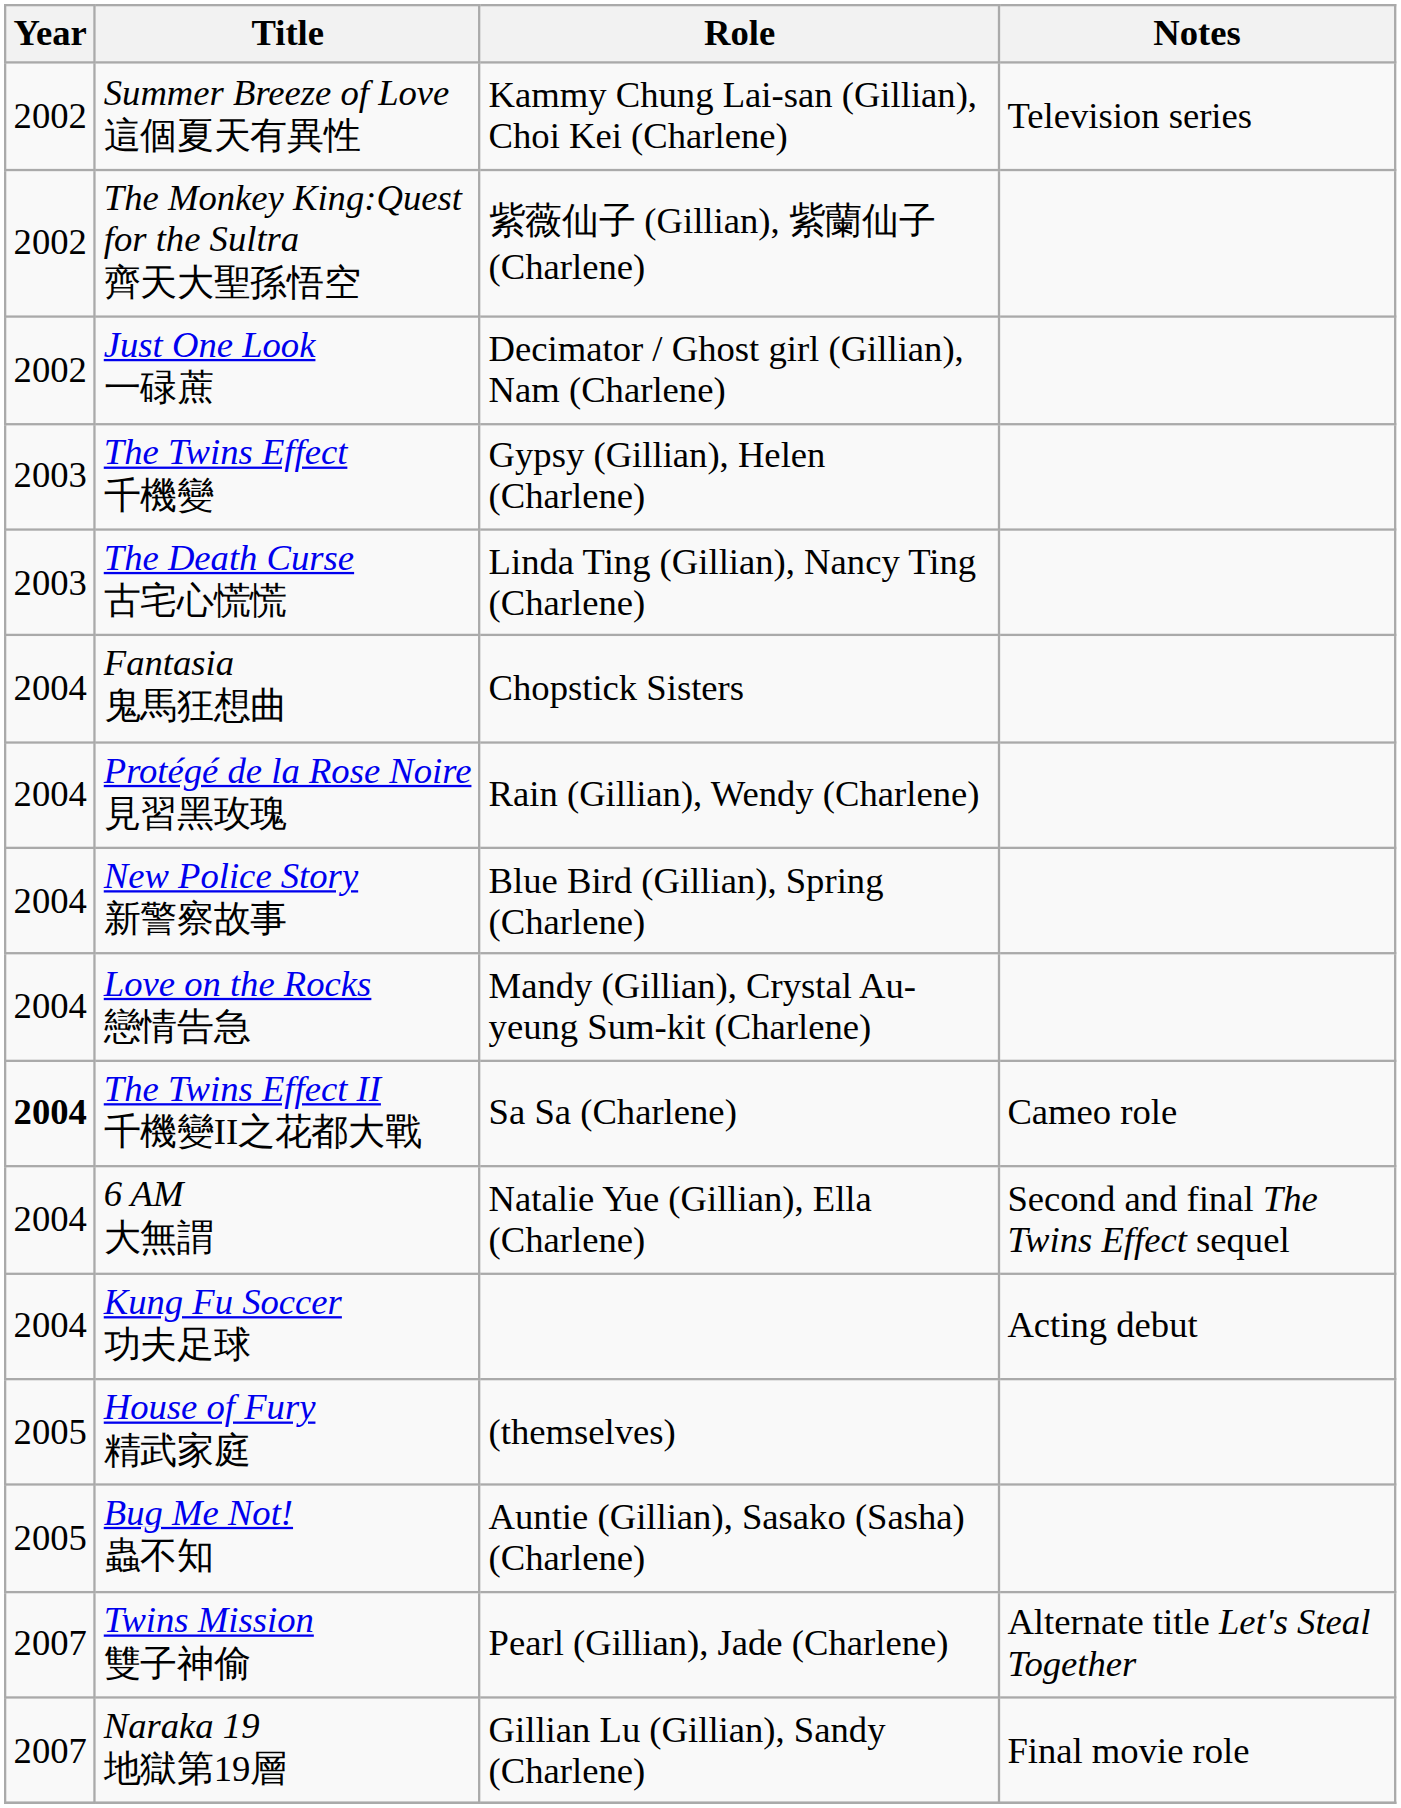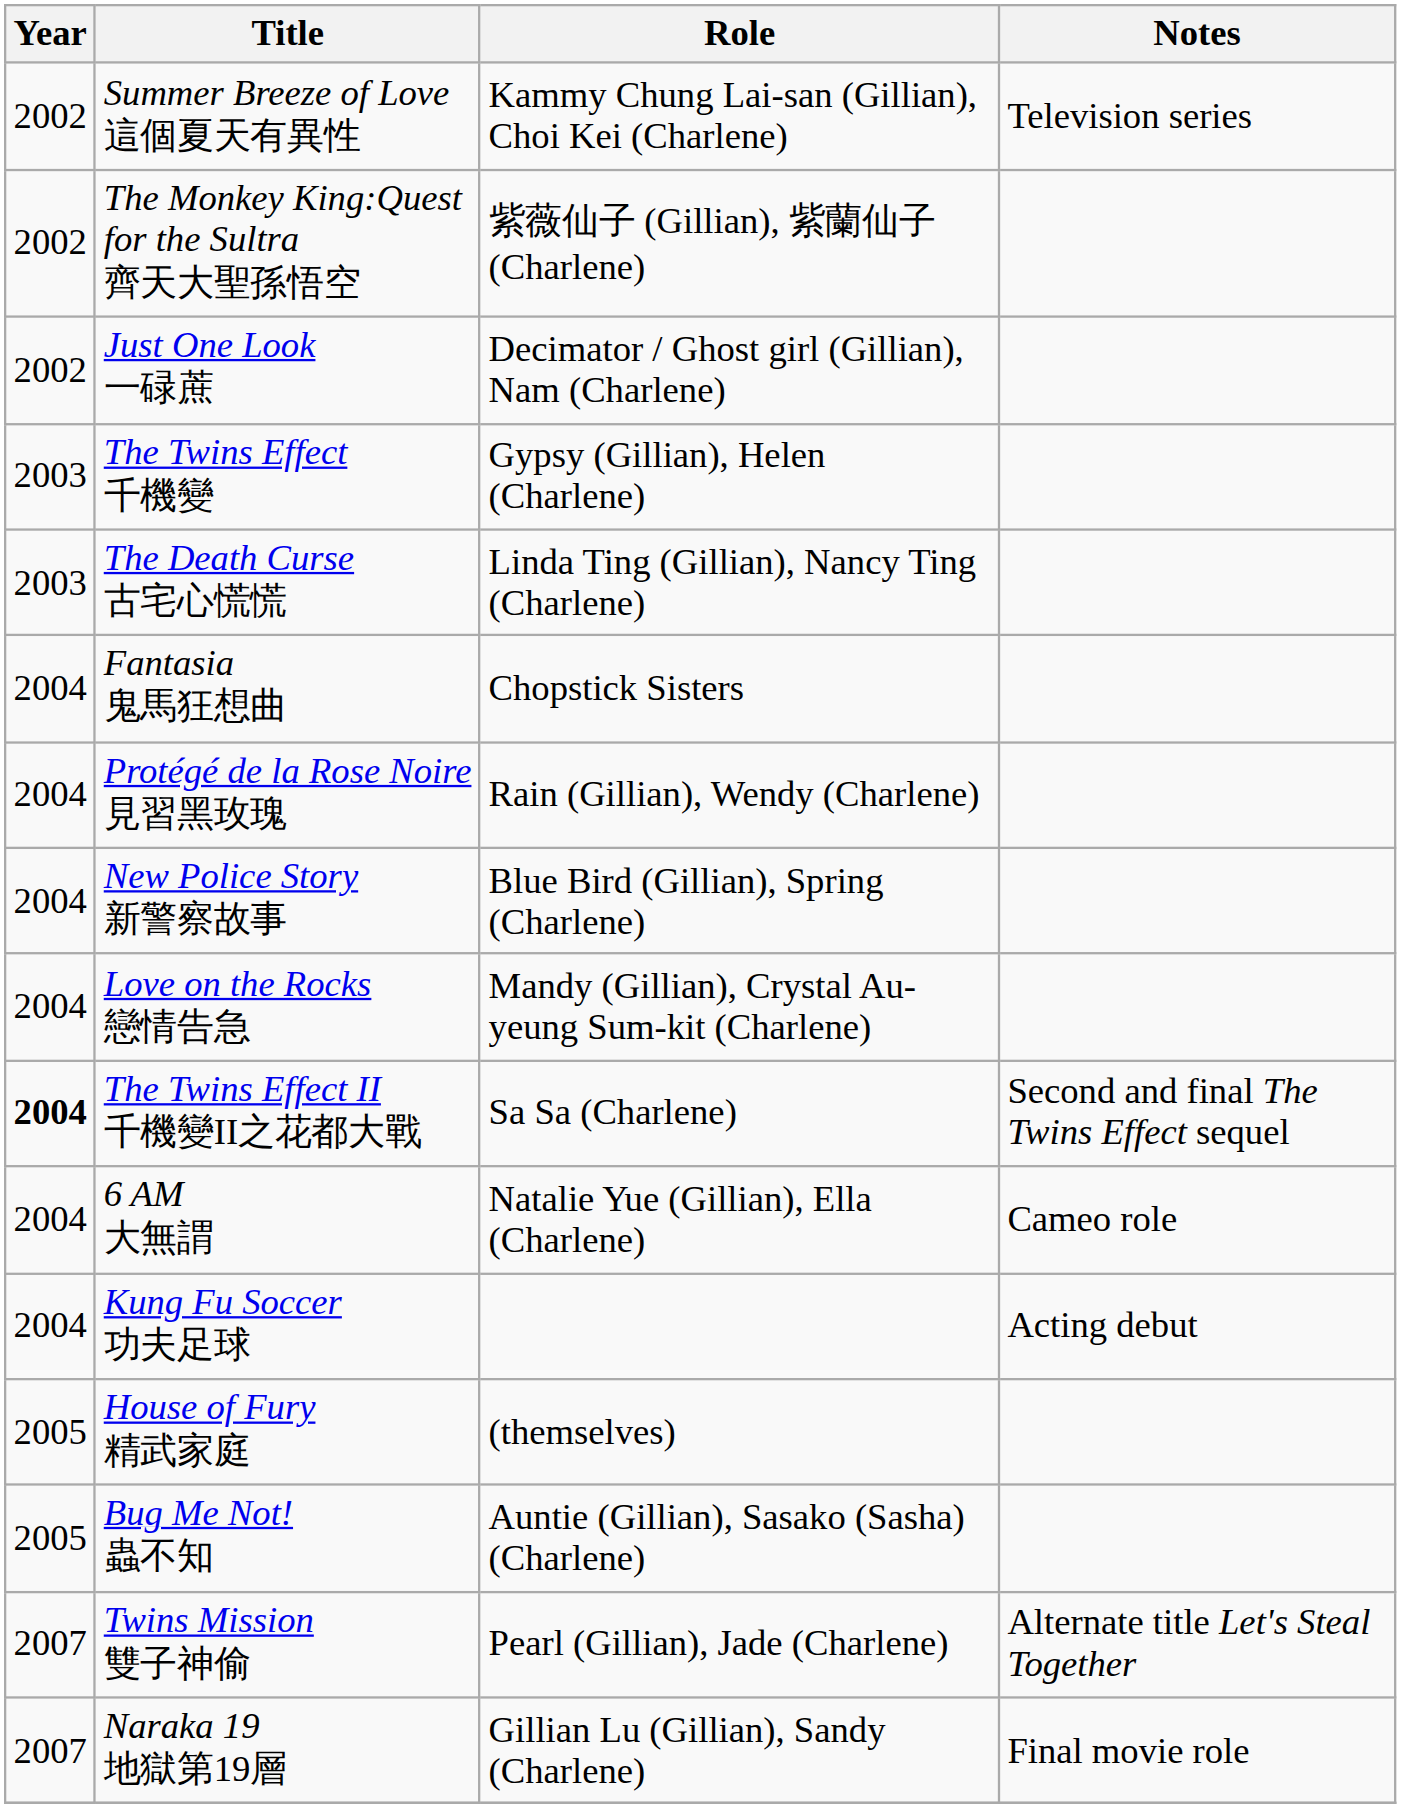(1092, 1112) Cameo role -> (1163, 1112) Second and final The Twins Effect sequel
(1163, 1218) Second and final The Twins Effect sequel -> (1092, 1218) Cameo role
